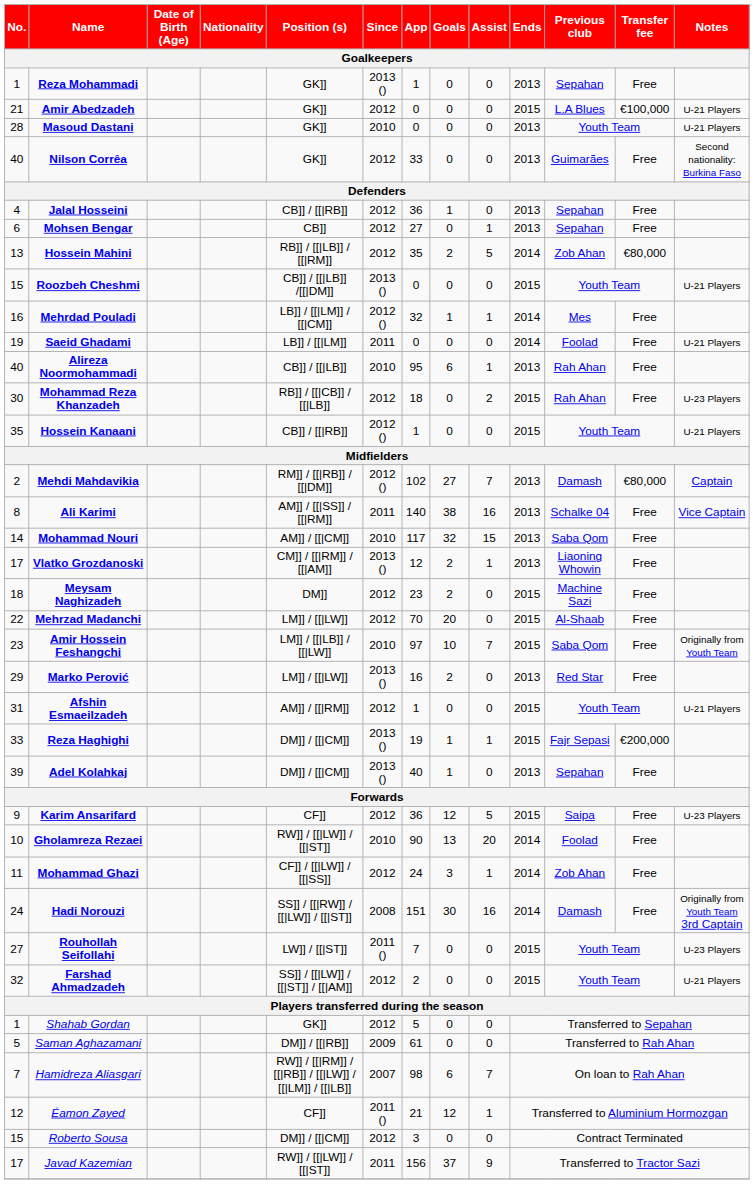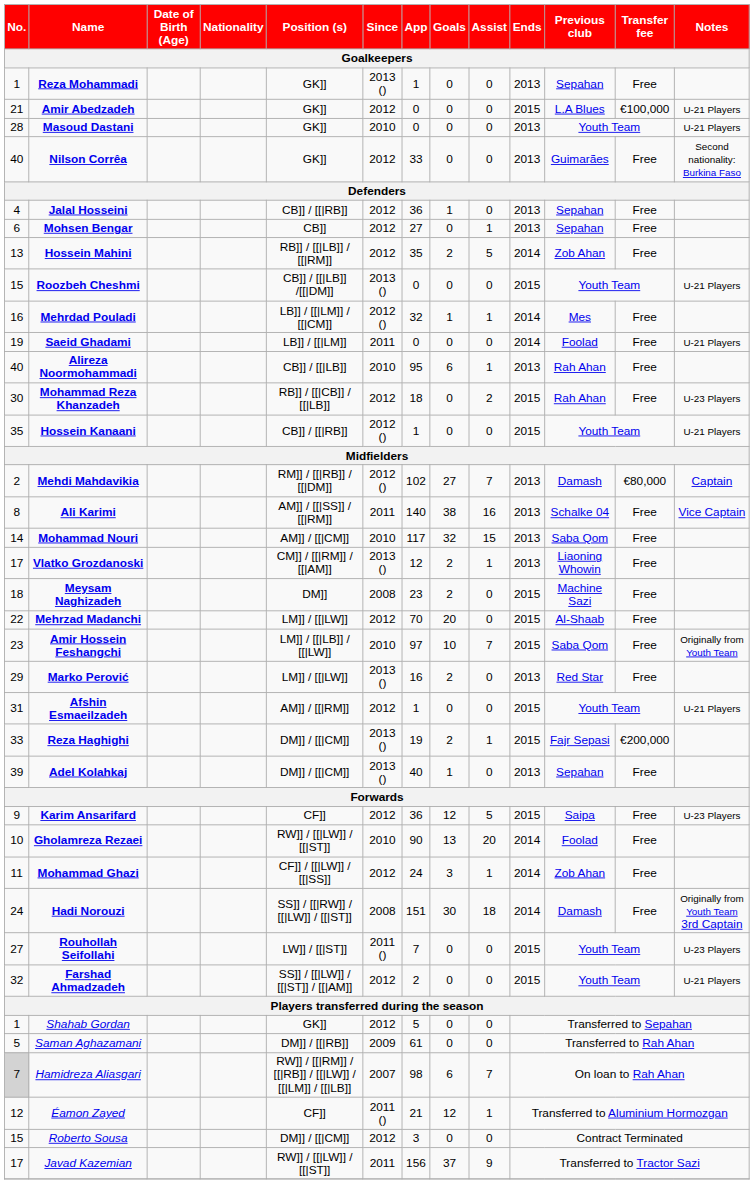(645, 253) €80,000 -> (645, 253) Free
(382, 594) 2012 -> (382, 594) 2008
(449, 740) 1 -> (449, 740) 2
(489, 910) 16 -> (489, 910) 18
(17, 1074) no background -> (17, 1074) lightgrey background
